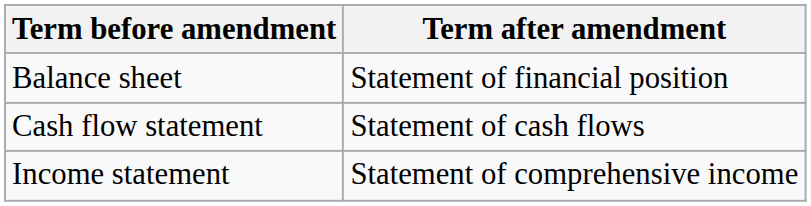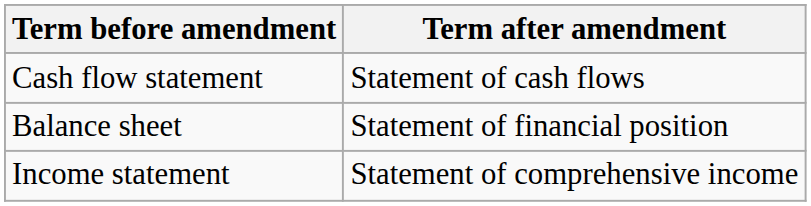rows swapped: (97, 77) <-> (137, 126)
